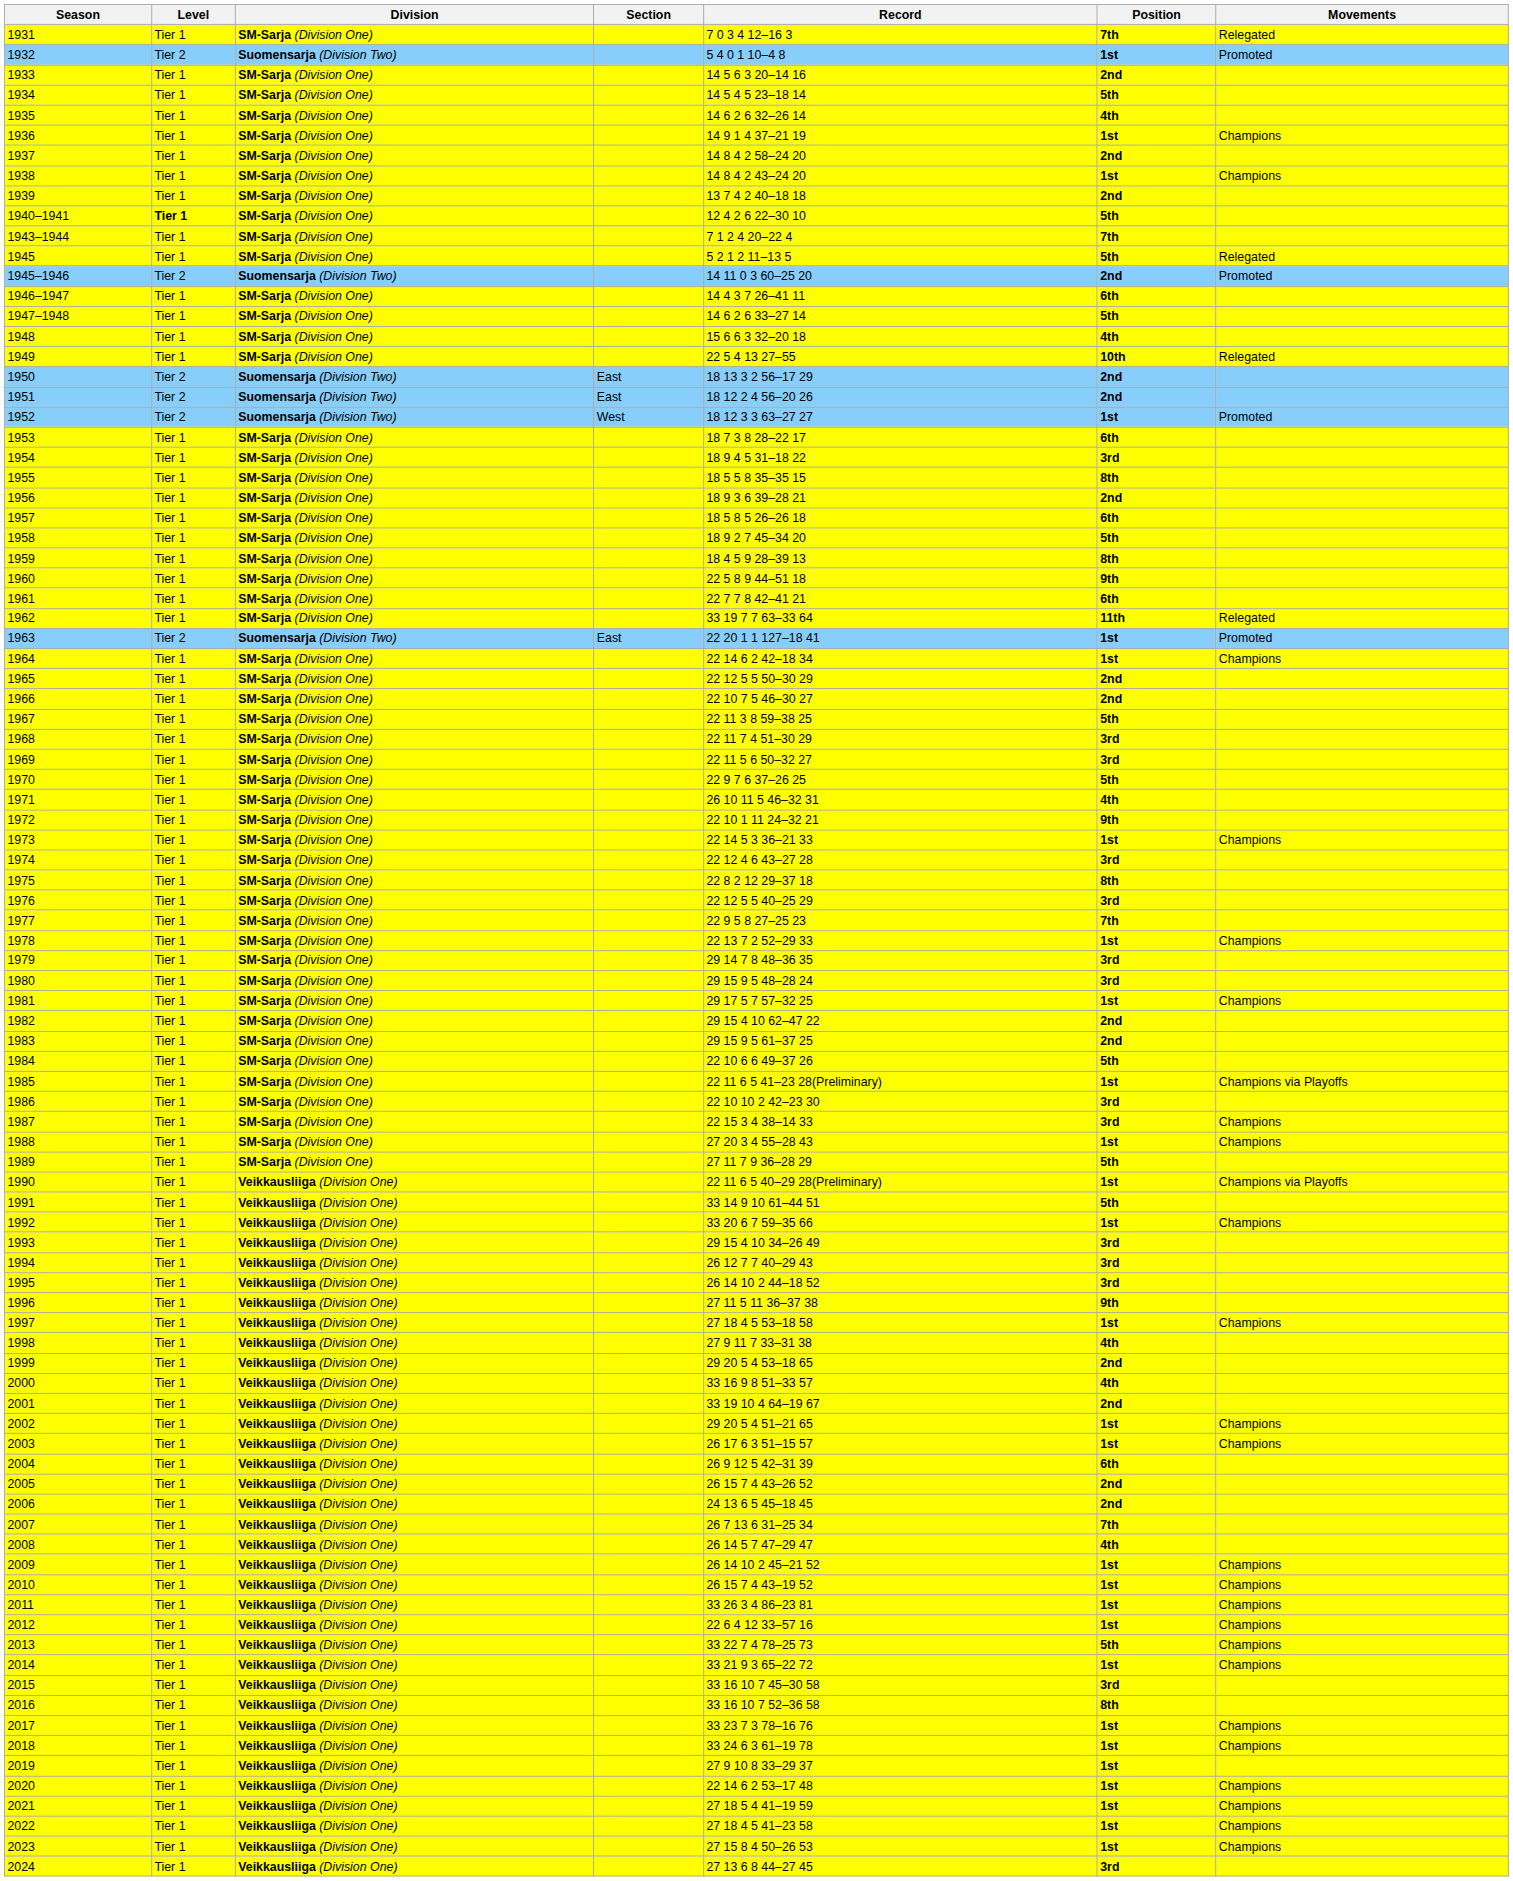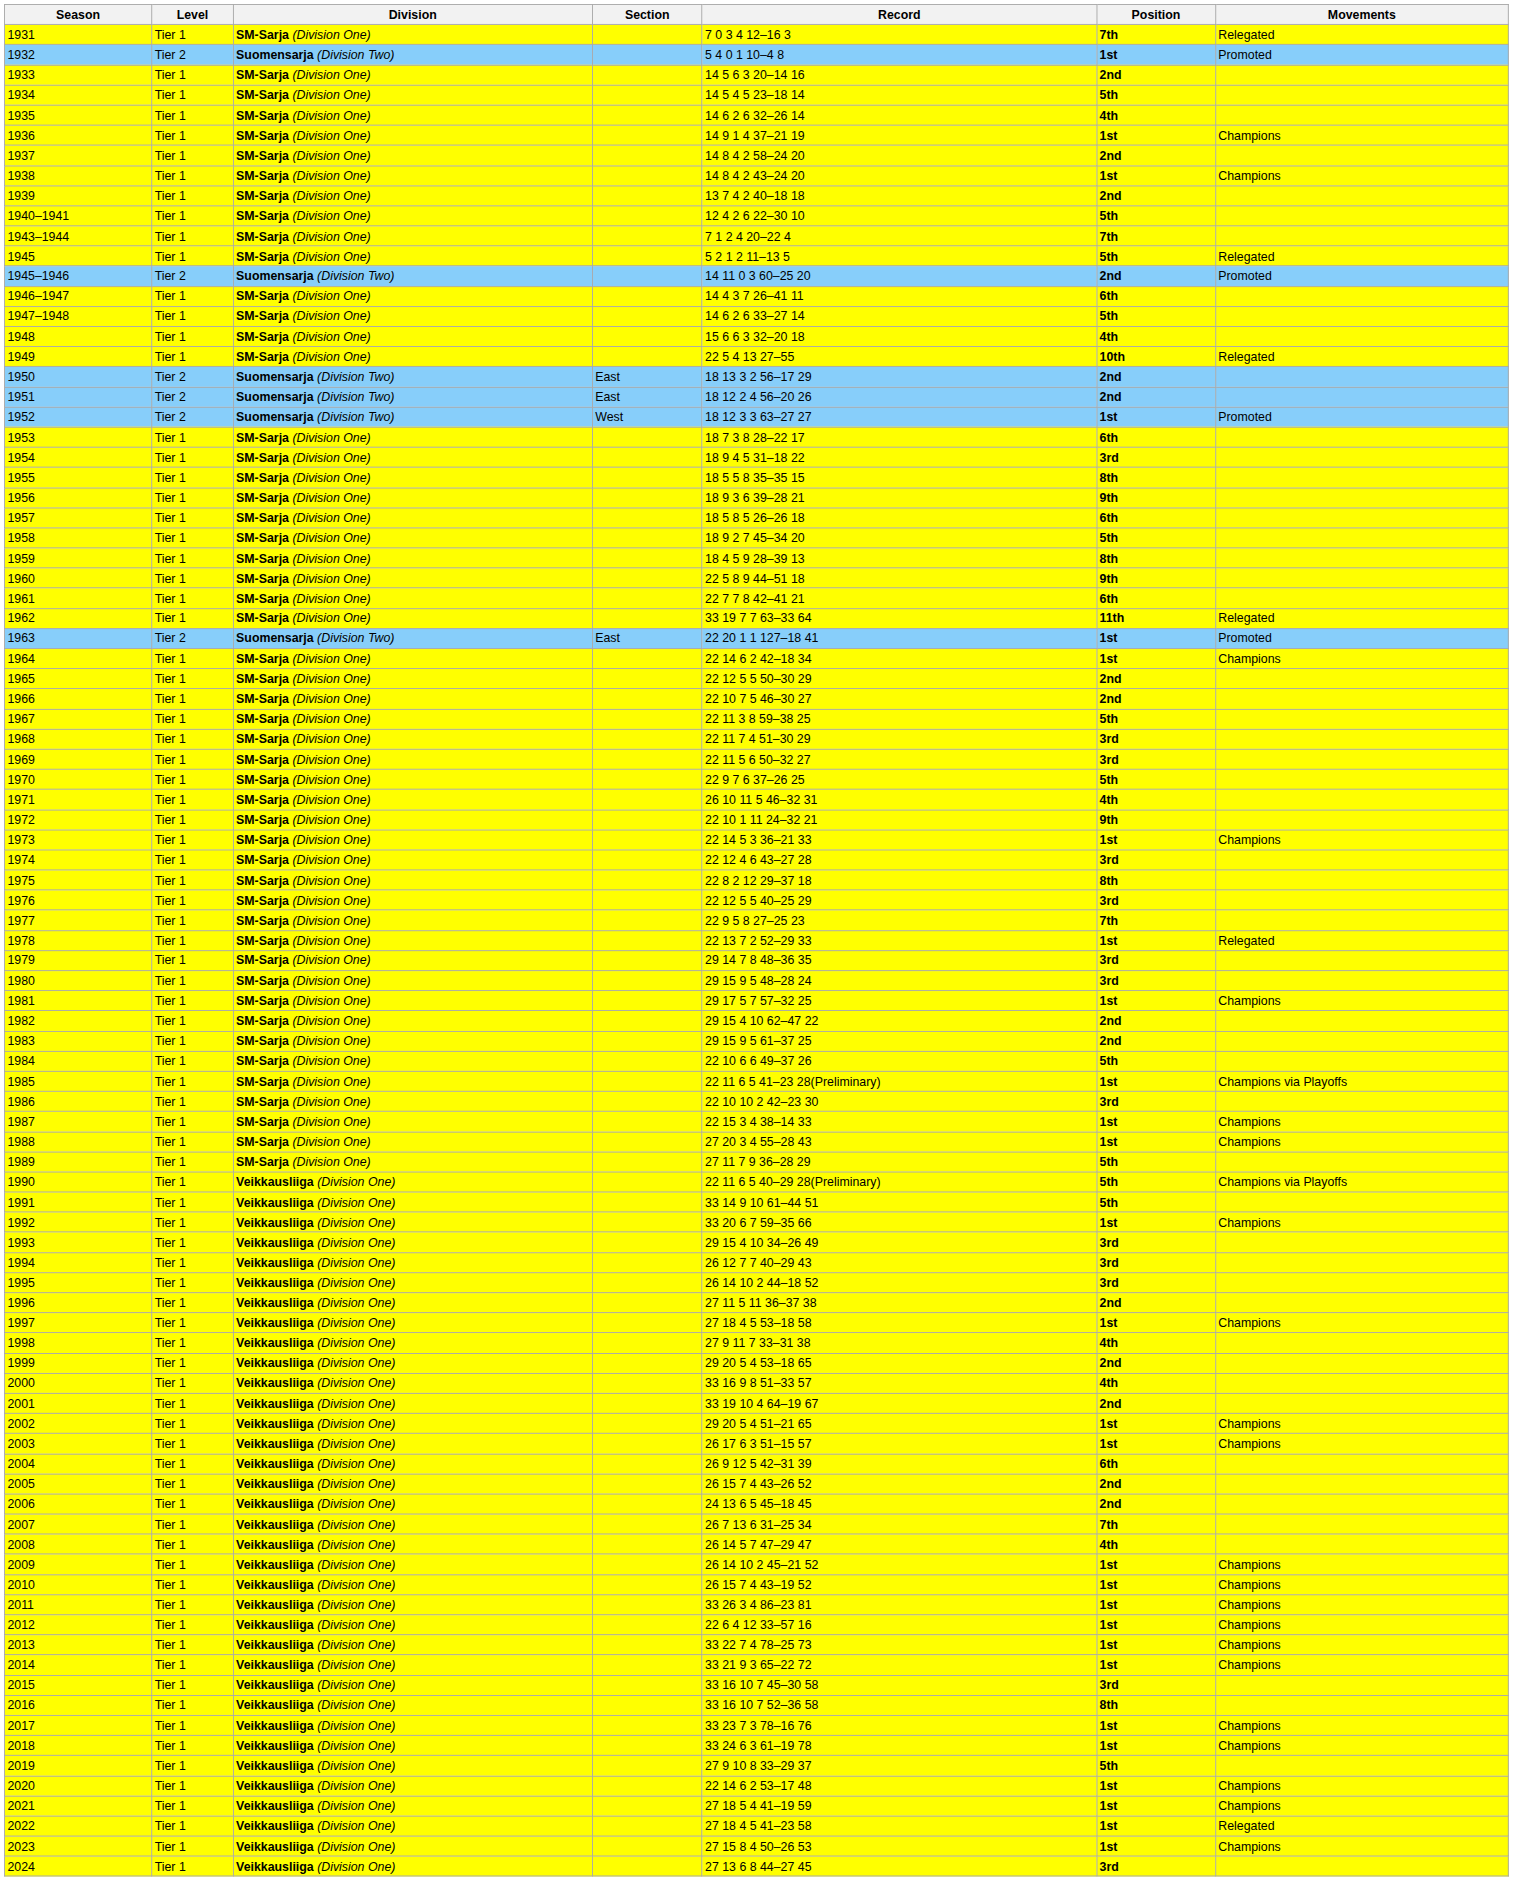(171, 216) bold -> (170, 216) normal
(1111, 498) 2nd -> (1109, 498) 9th
(1250, 940) Champions -> (1246, 940) Relegated
(1110, 1122) 3rd -> (1108, 1122) 1st
(1109, 1182) 1st -> (1109, 1182) 5th
(1110, 1303) 9th -> (1111, 1303) 2nd
(1110, 1645) 5th -> (1108, 1645) 1st
(1109, 1766) 1st -> (1109, 1766) 5th
(1250, 1826) Champions -> (1246, 1826) Relegated
